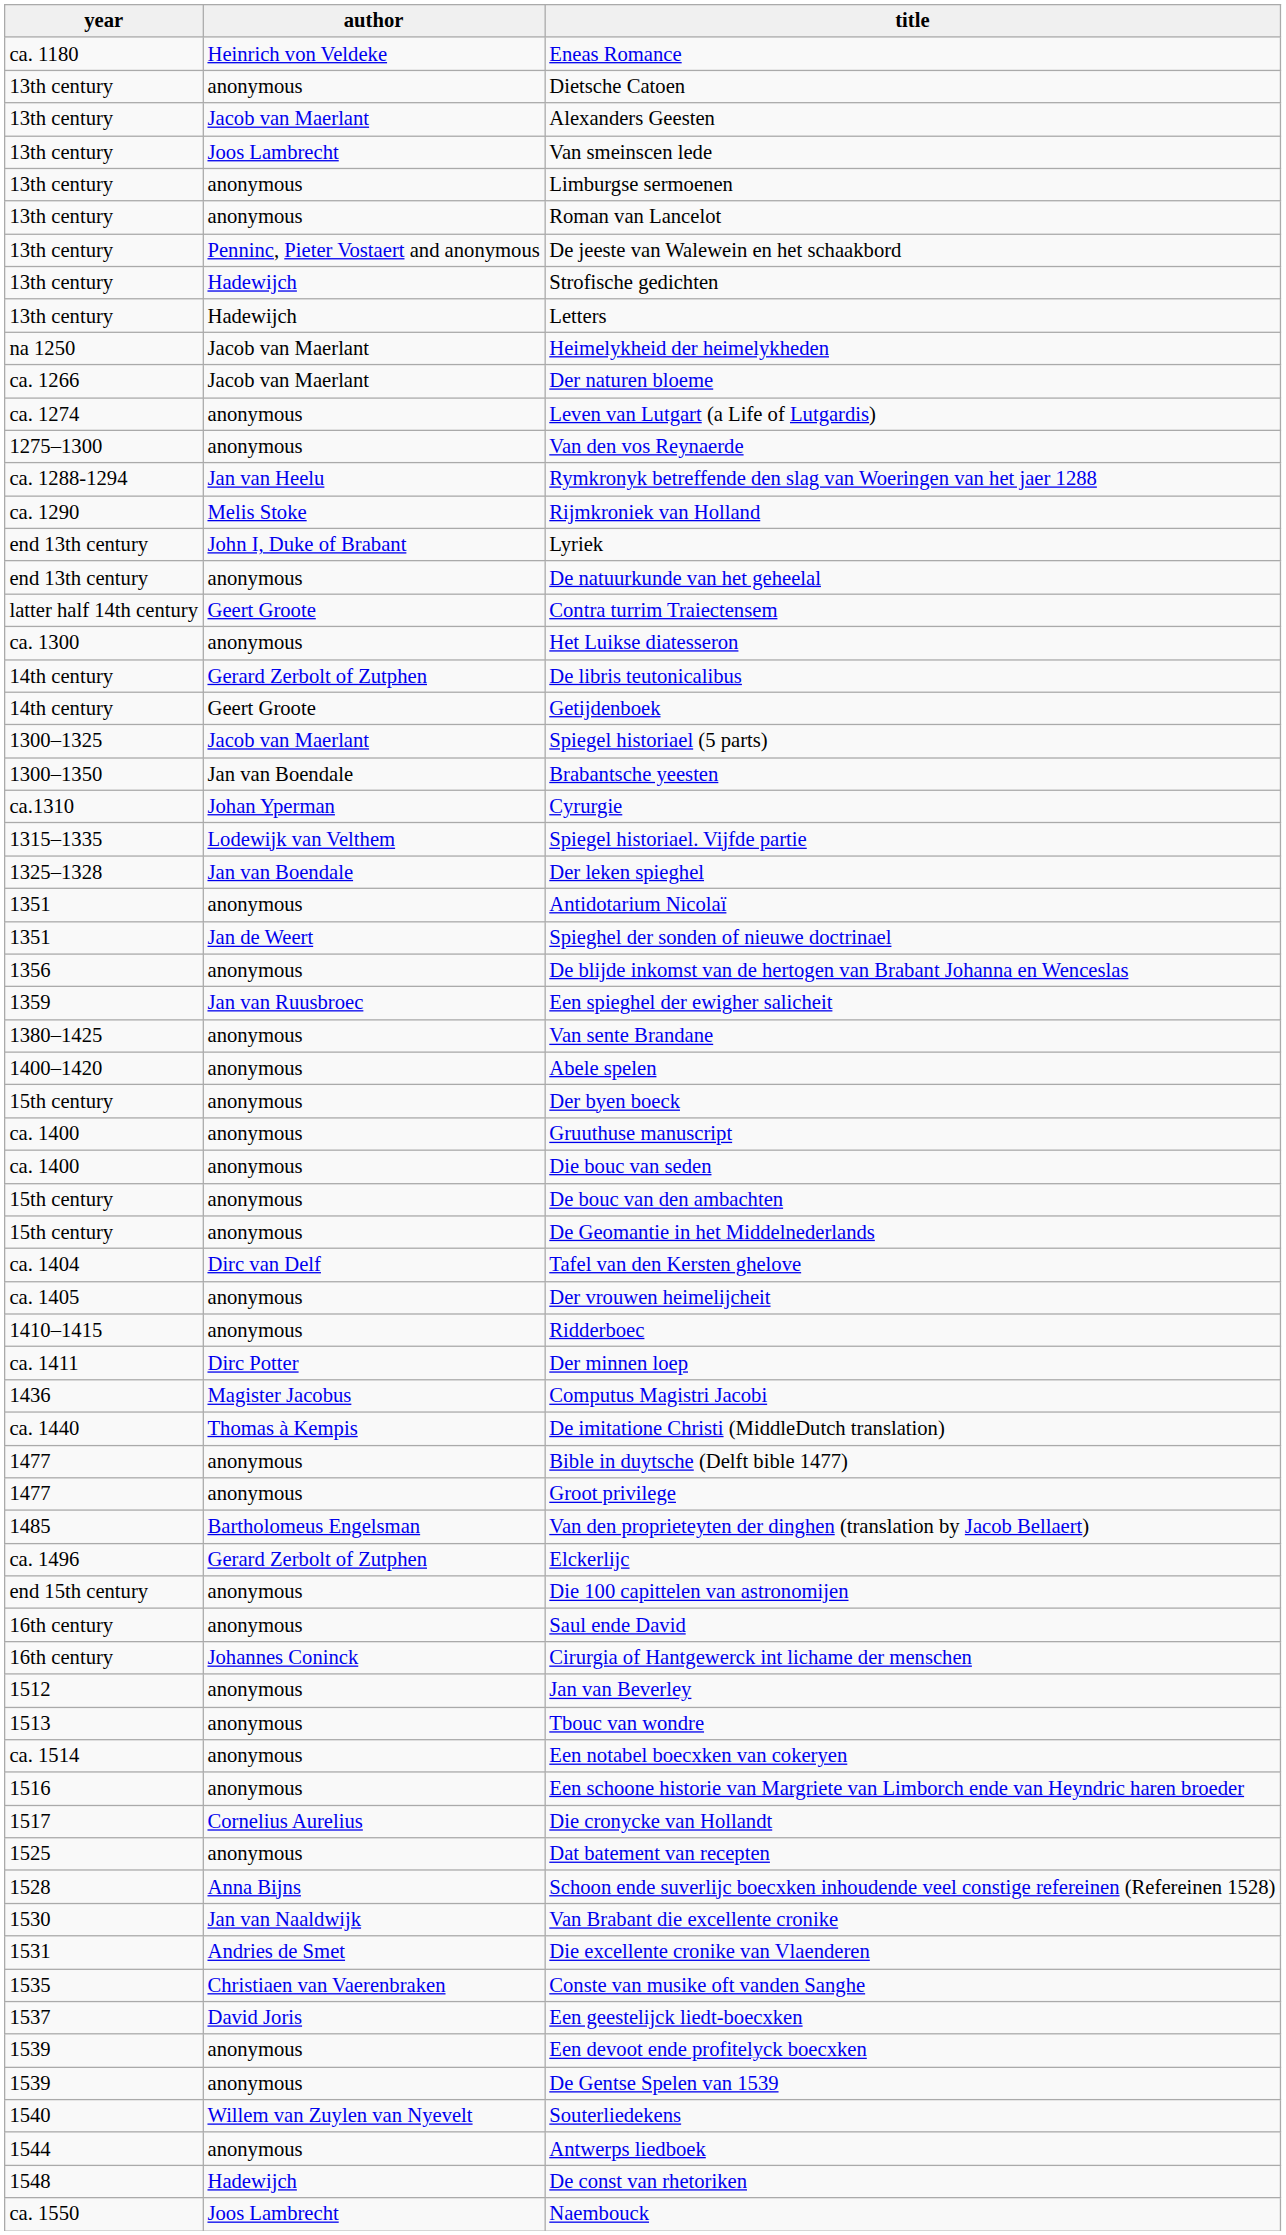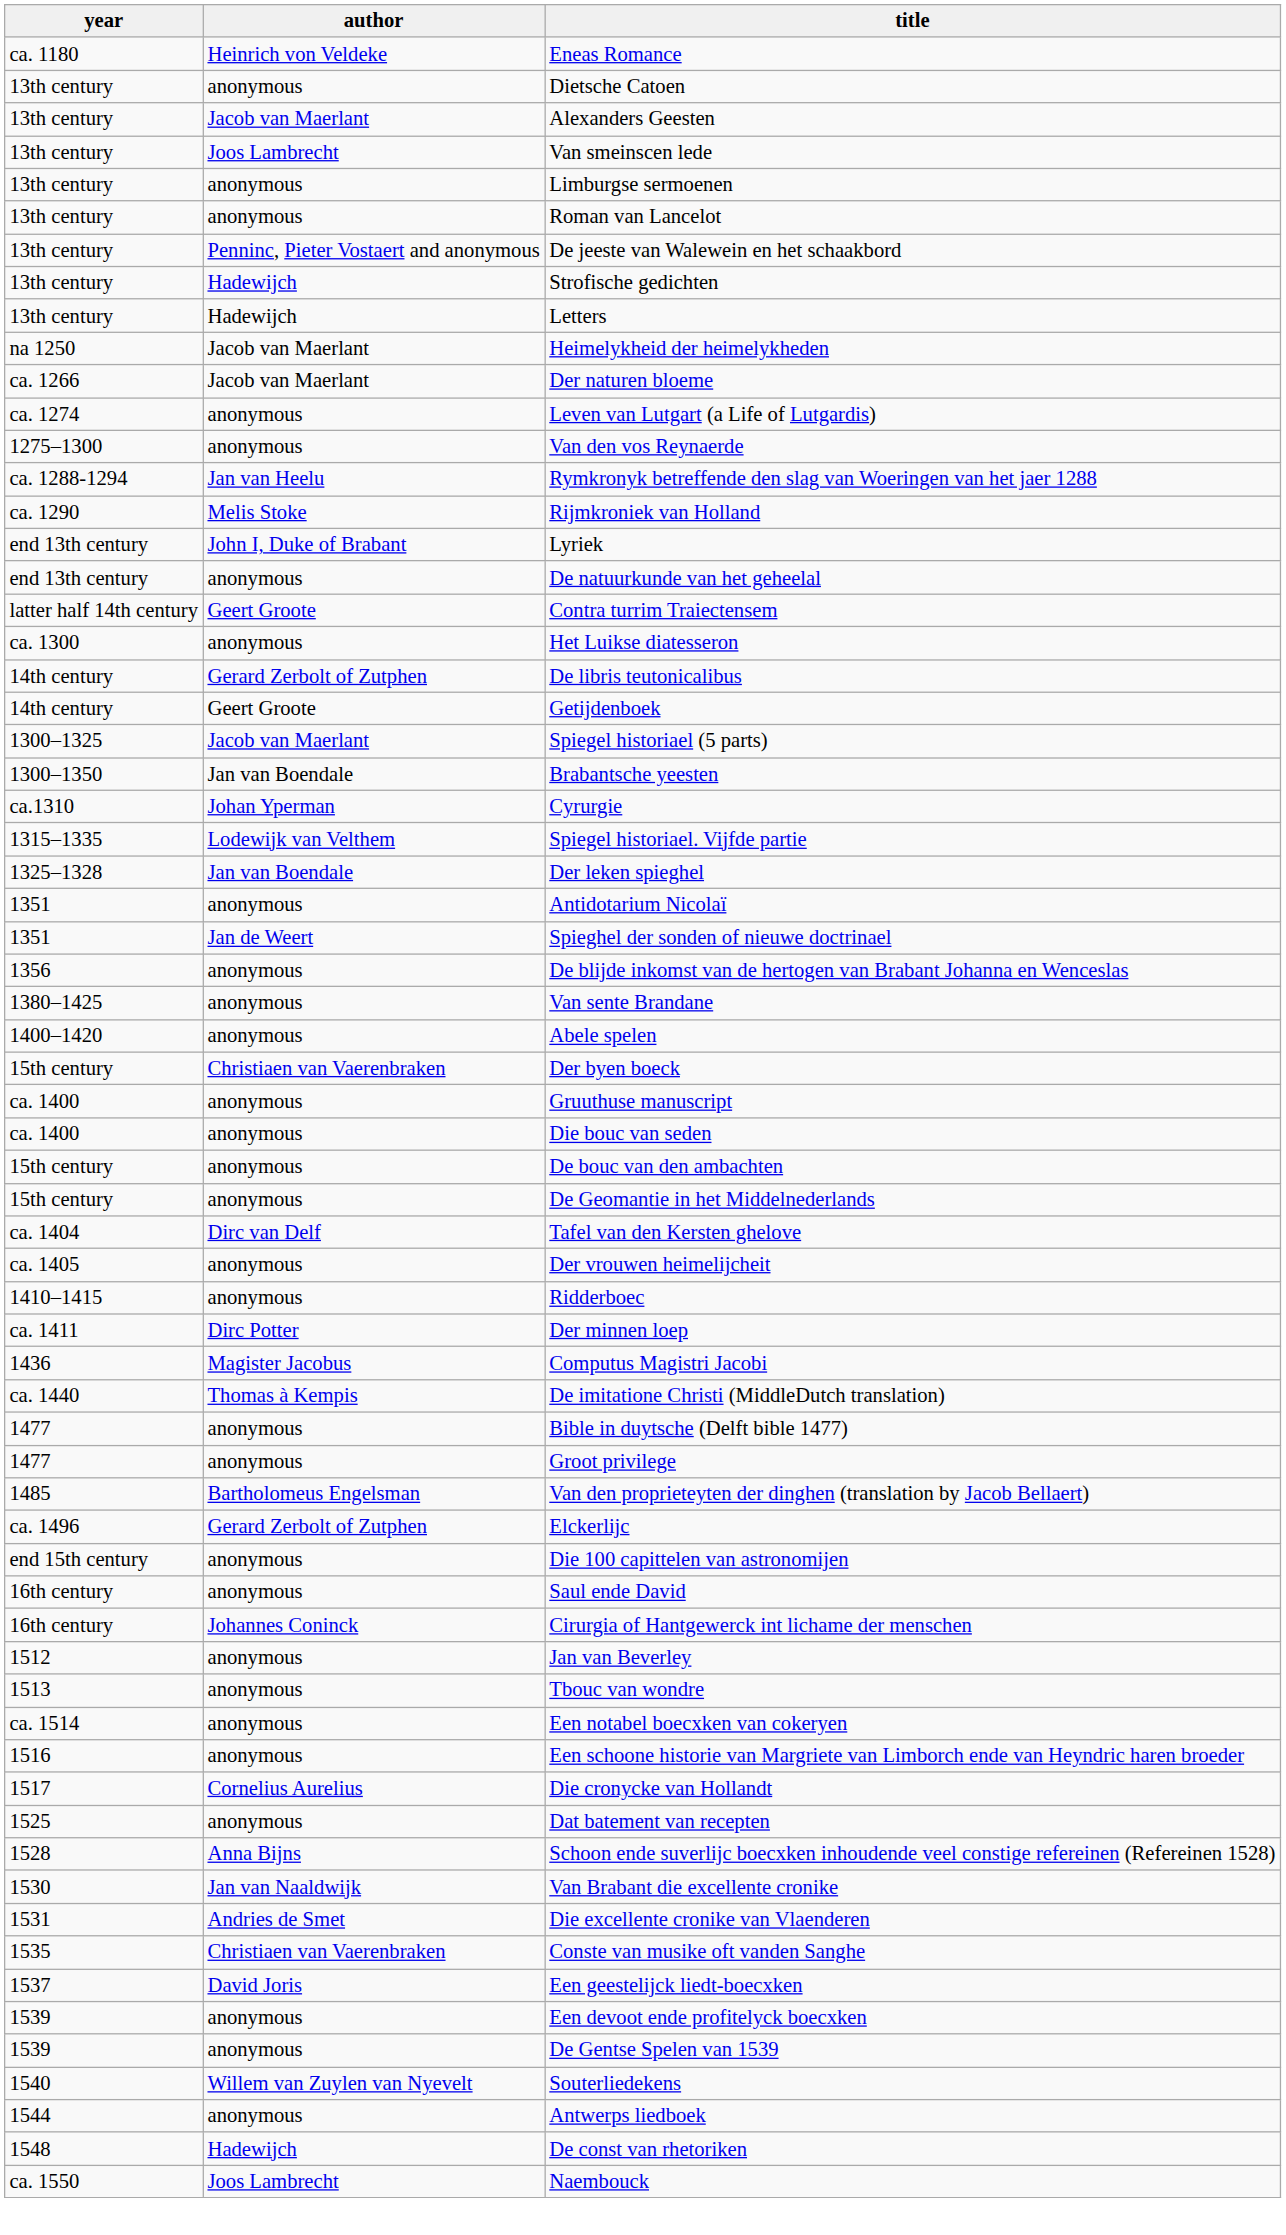- row: (691, 1002)
(255, 1101) anonymous -> (326, 1068) Christiaen van Vaerenbraken
